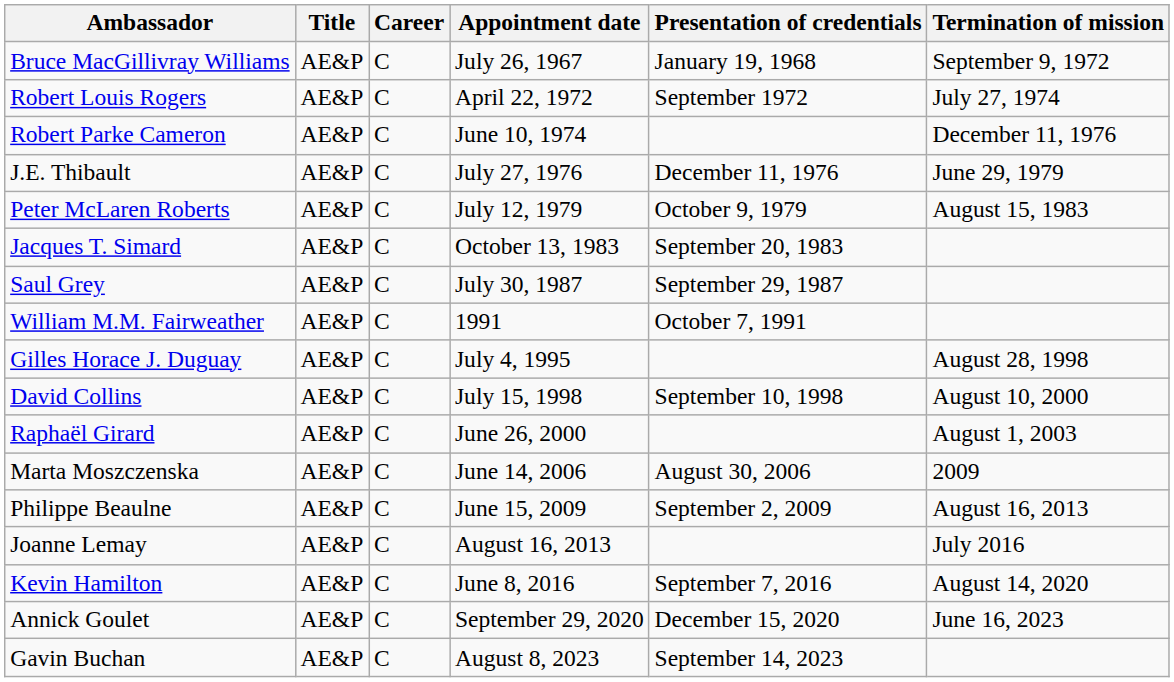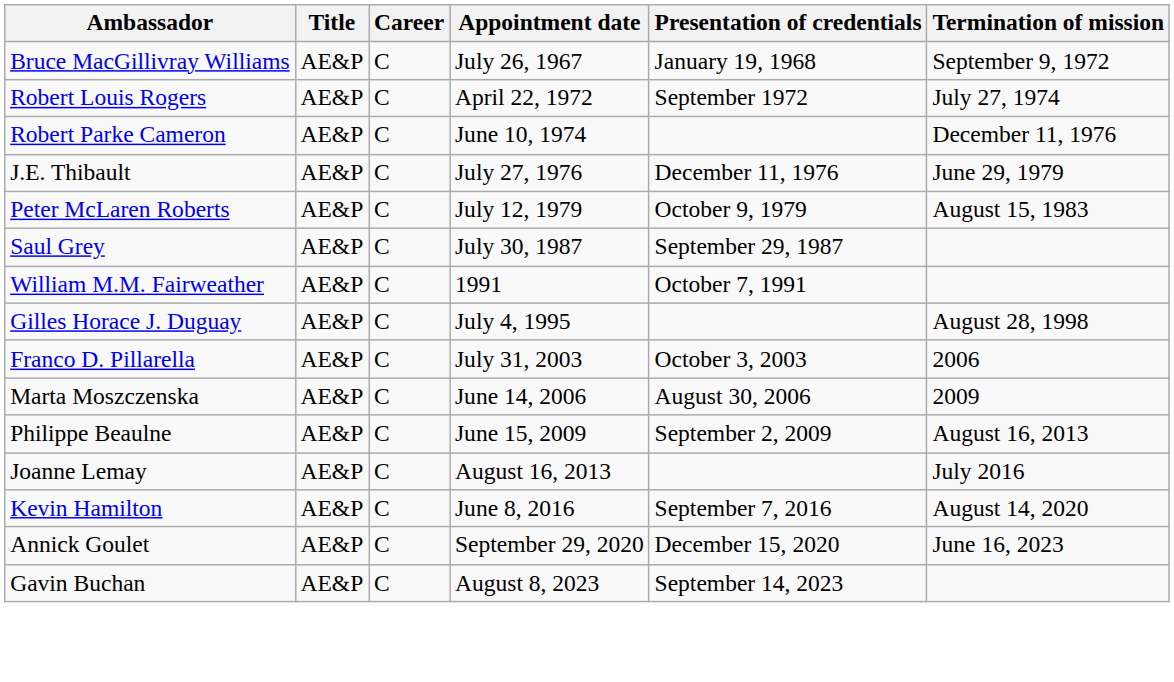- row: (96, 246)
- row: (76, 396)
- row: (82, 433)
+ row: (103, 358)
